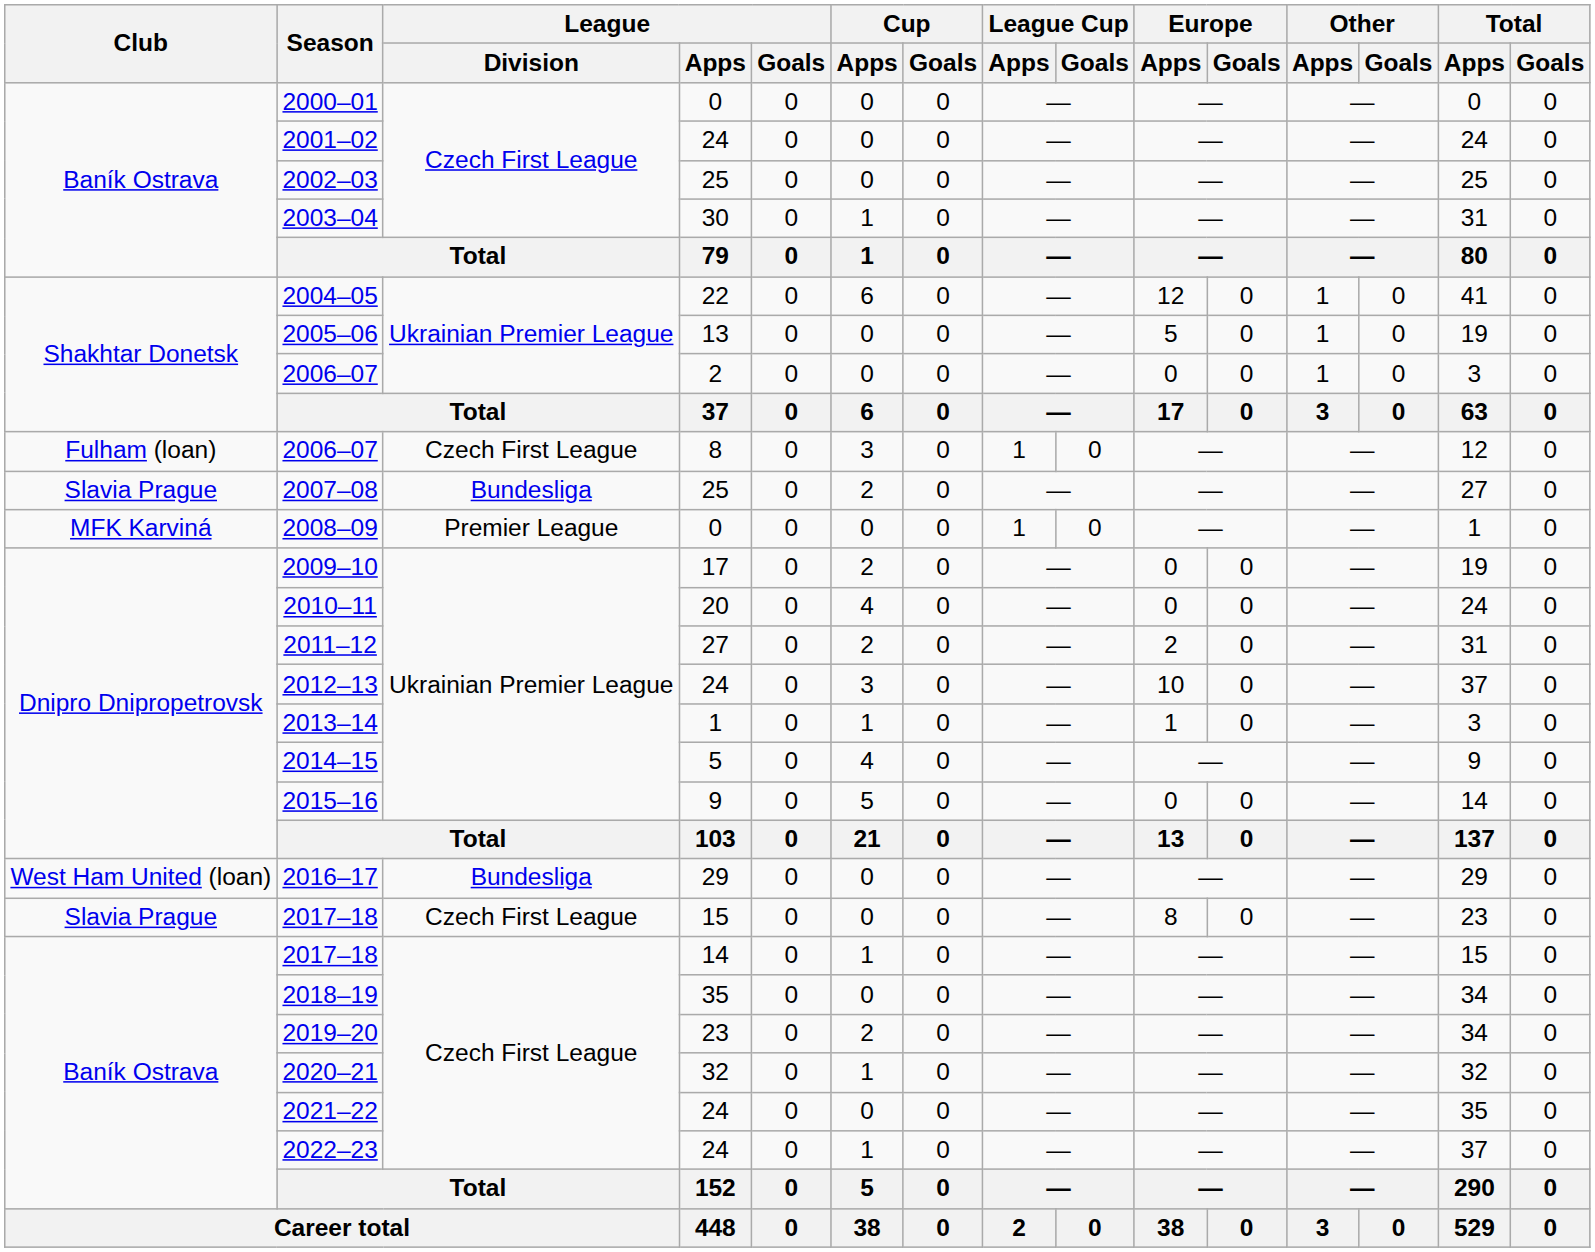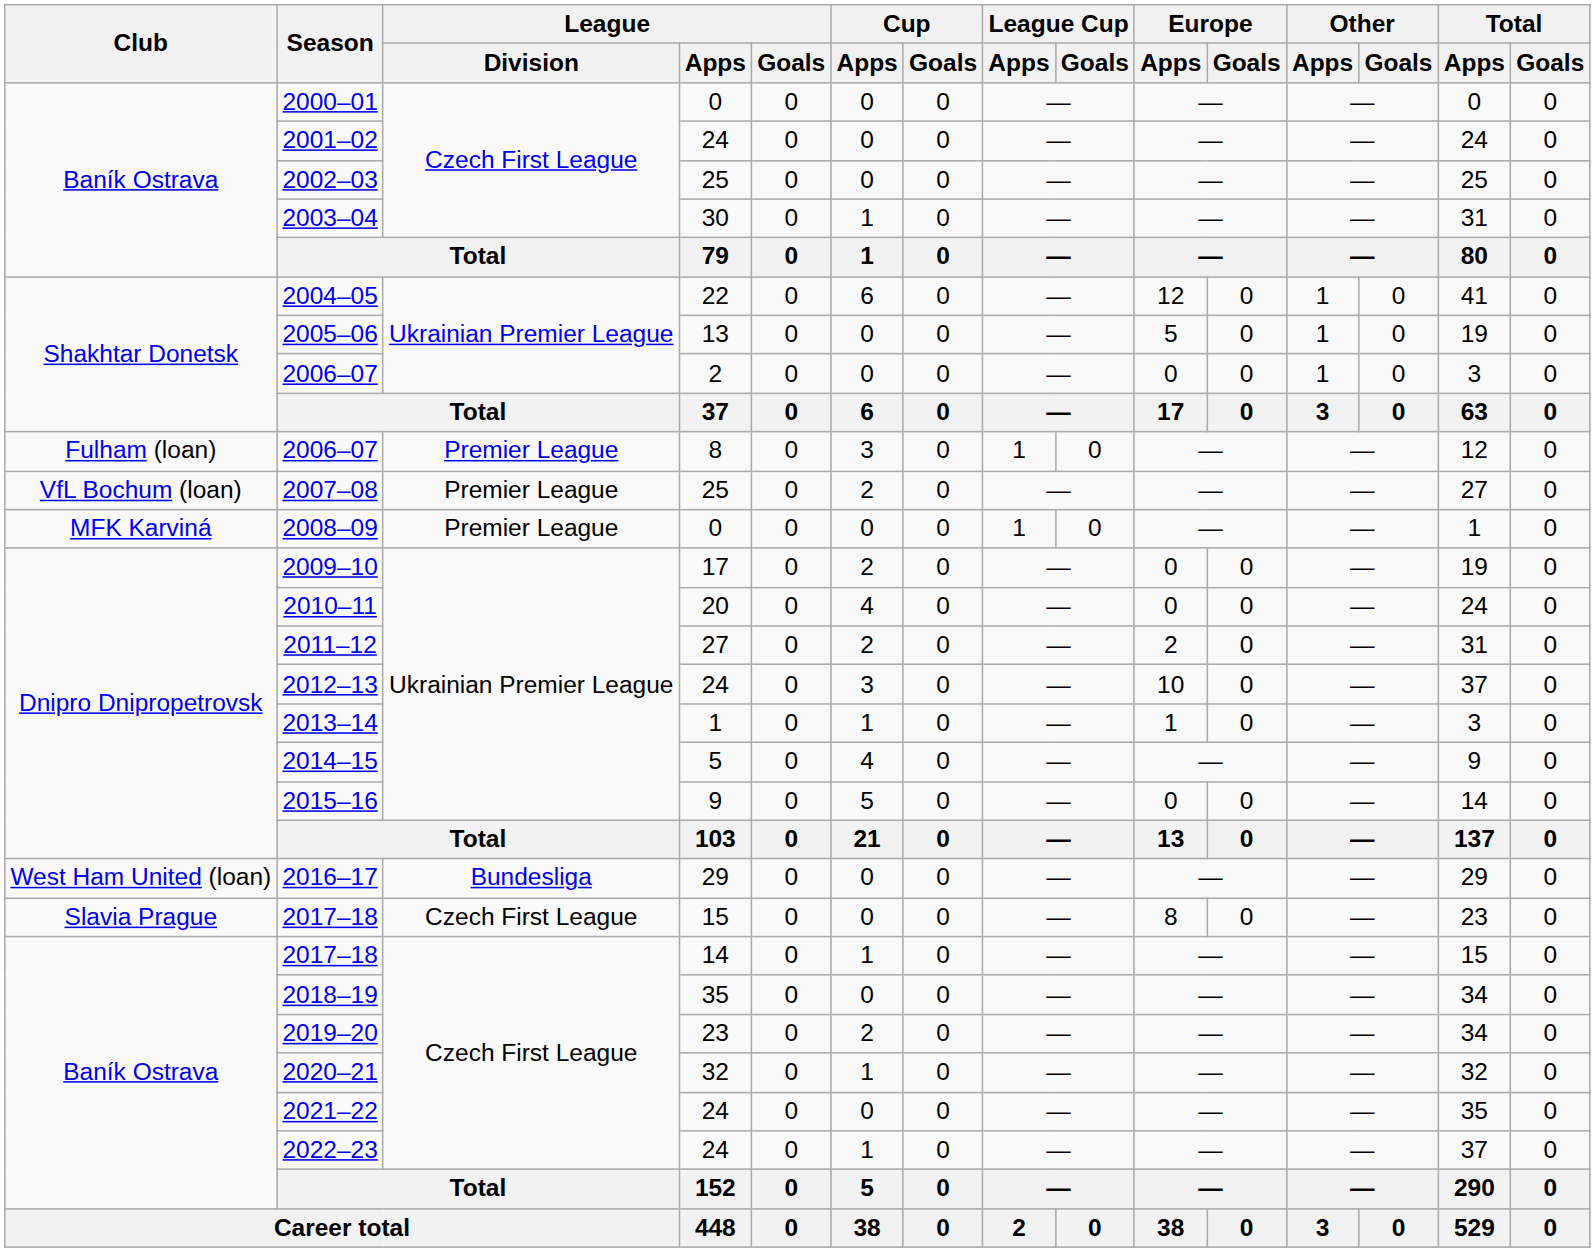(531, 450) Czech First League -> (531, 450) Premier League
(141, 489) Slavia Prague -> (141, 489) VfL Bochum (loan)
(531, 489) Bundesliga -> (531, 489) Premier League
